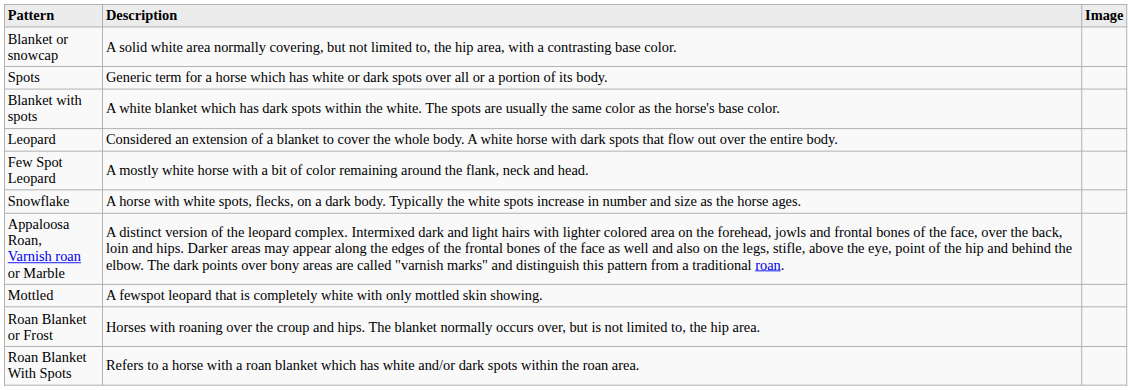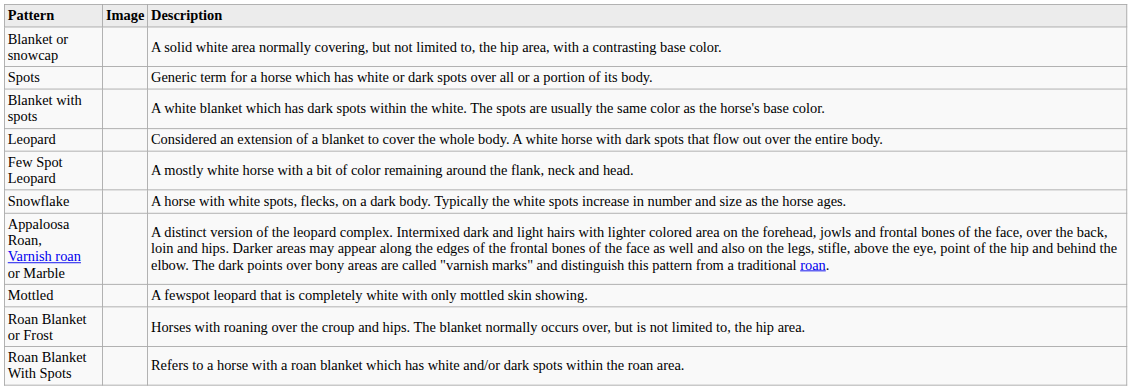columns swapped: (142, 15) <-> (1104, 15)
